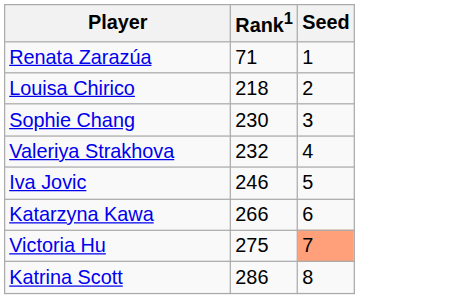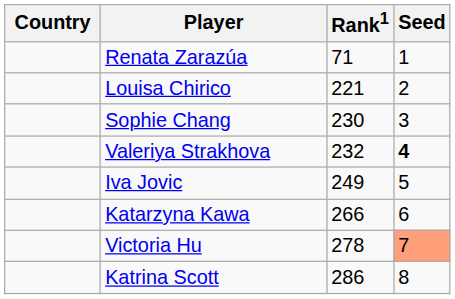+ column: (53, 22)
(252, 88) 218 -> (348, 88) 221
(308, 151) normal -> (404, 151) bold
(252, 182) 246 -> (348, 182) 249
(252, 245) 275 -> (348, 245) 278
